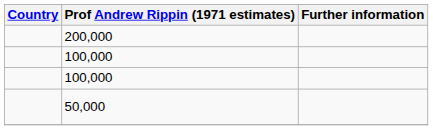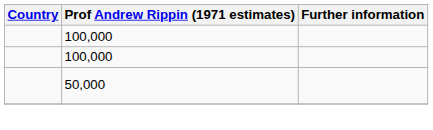- row: (33, 36)
